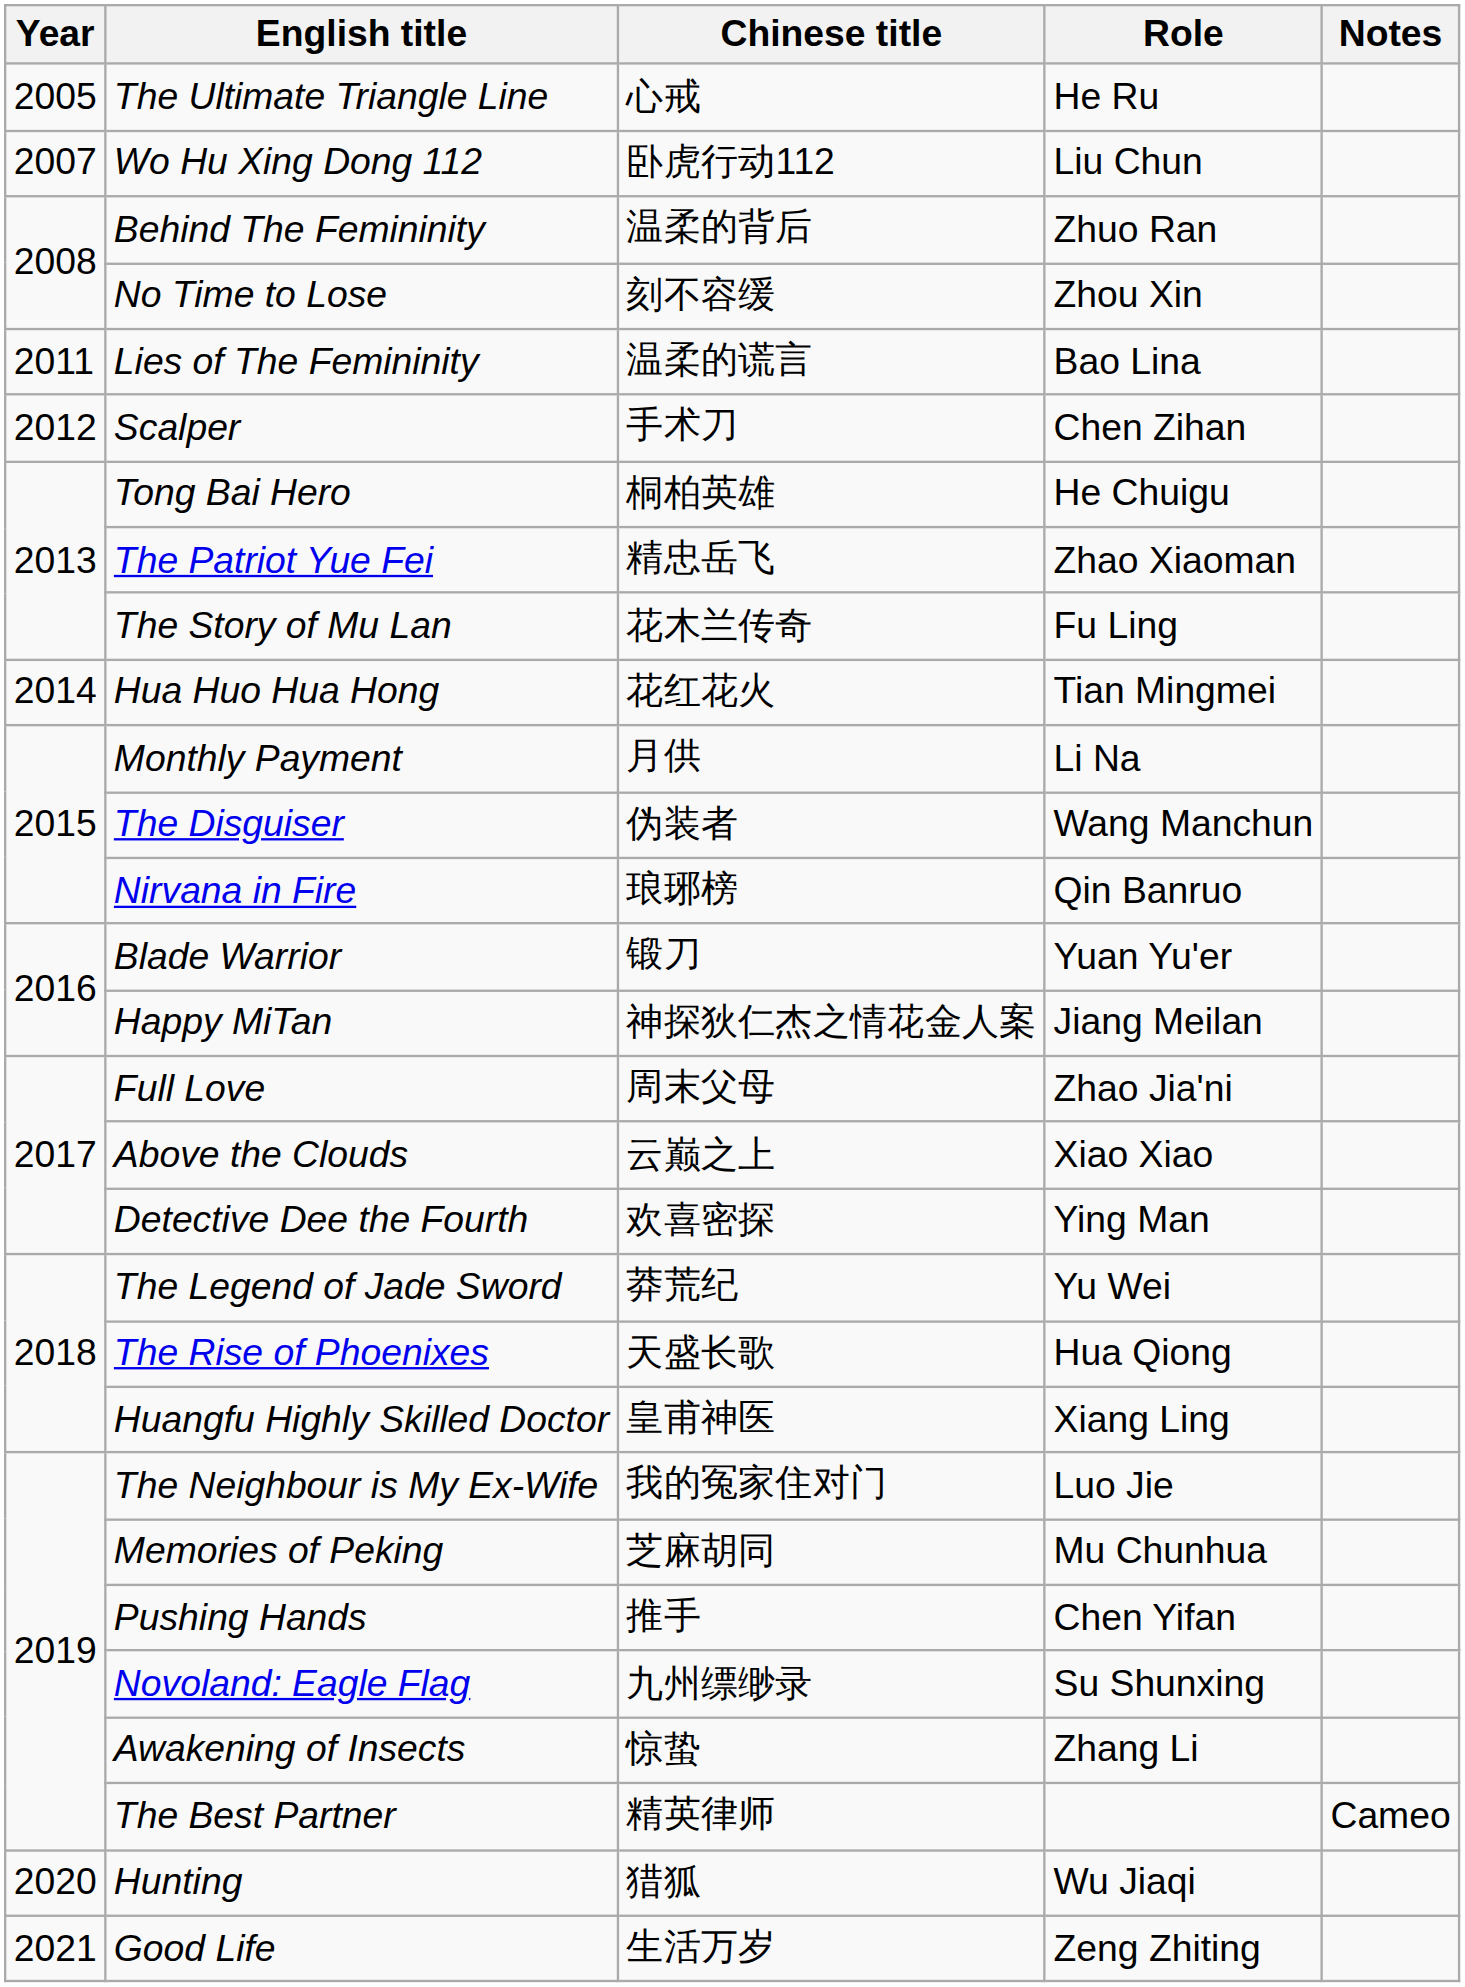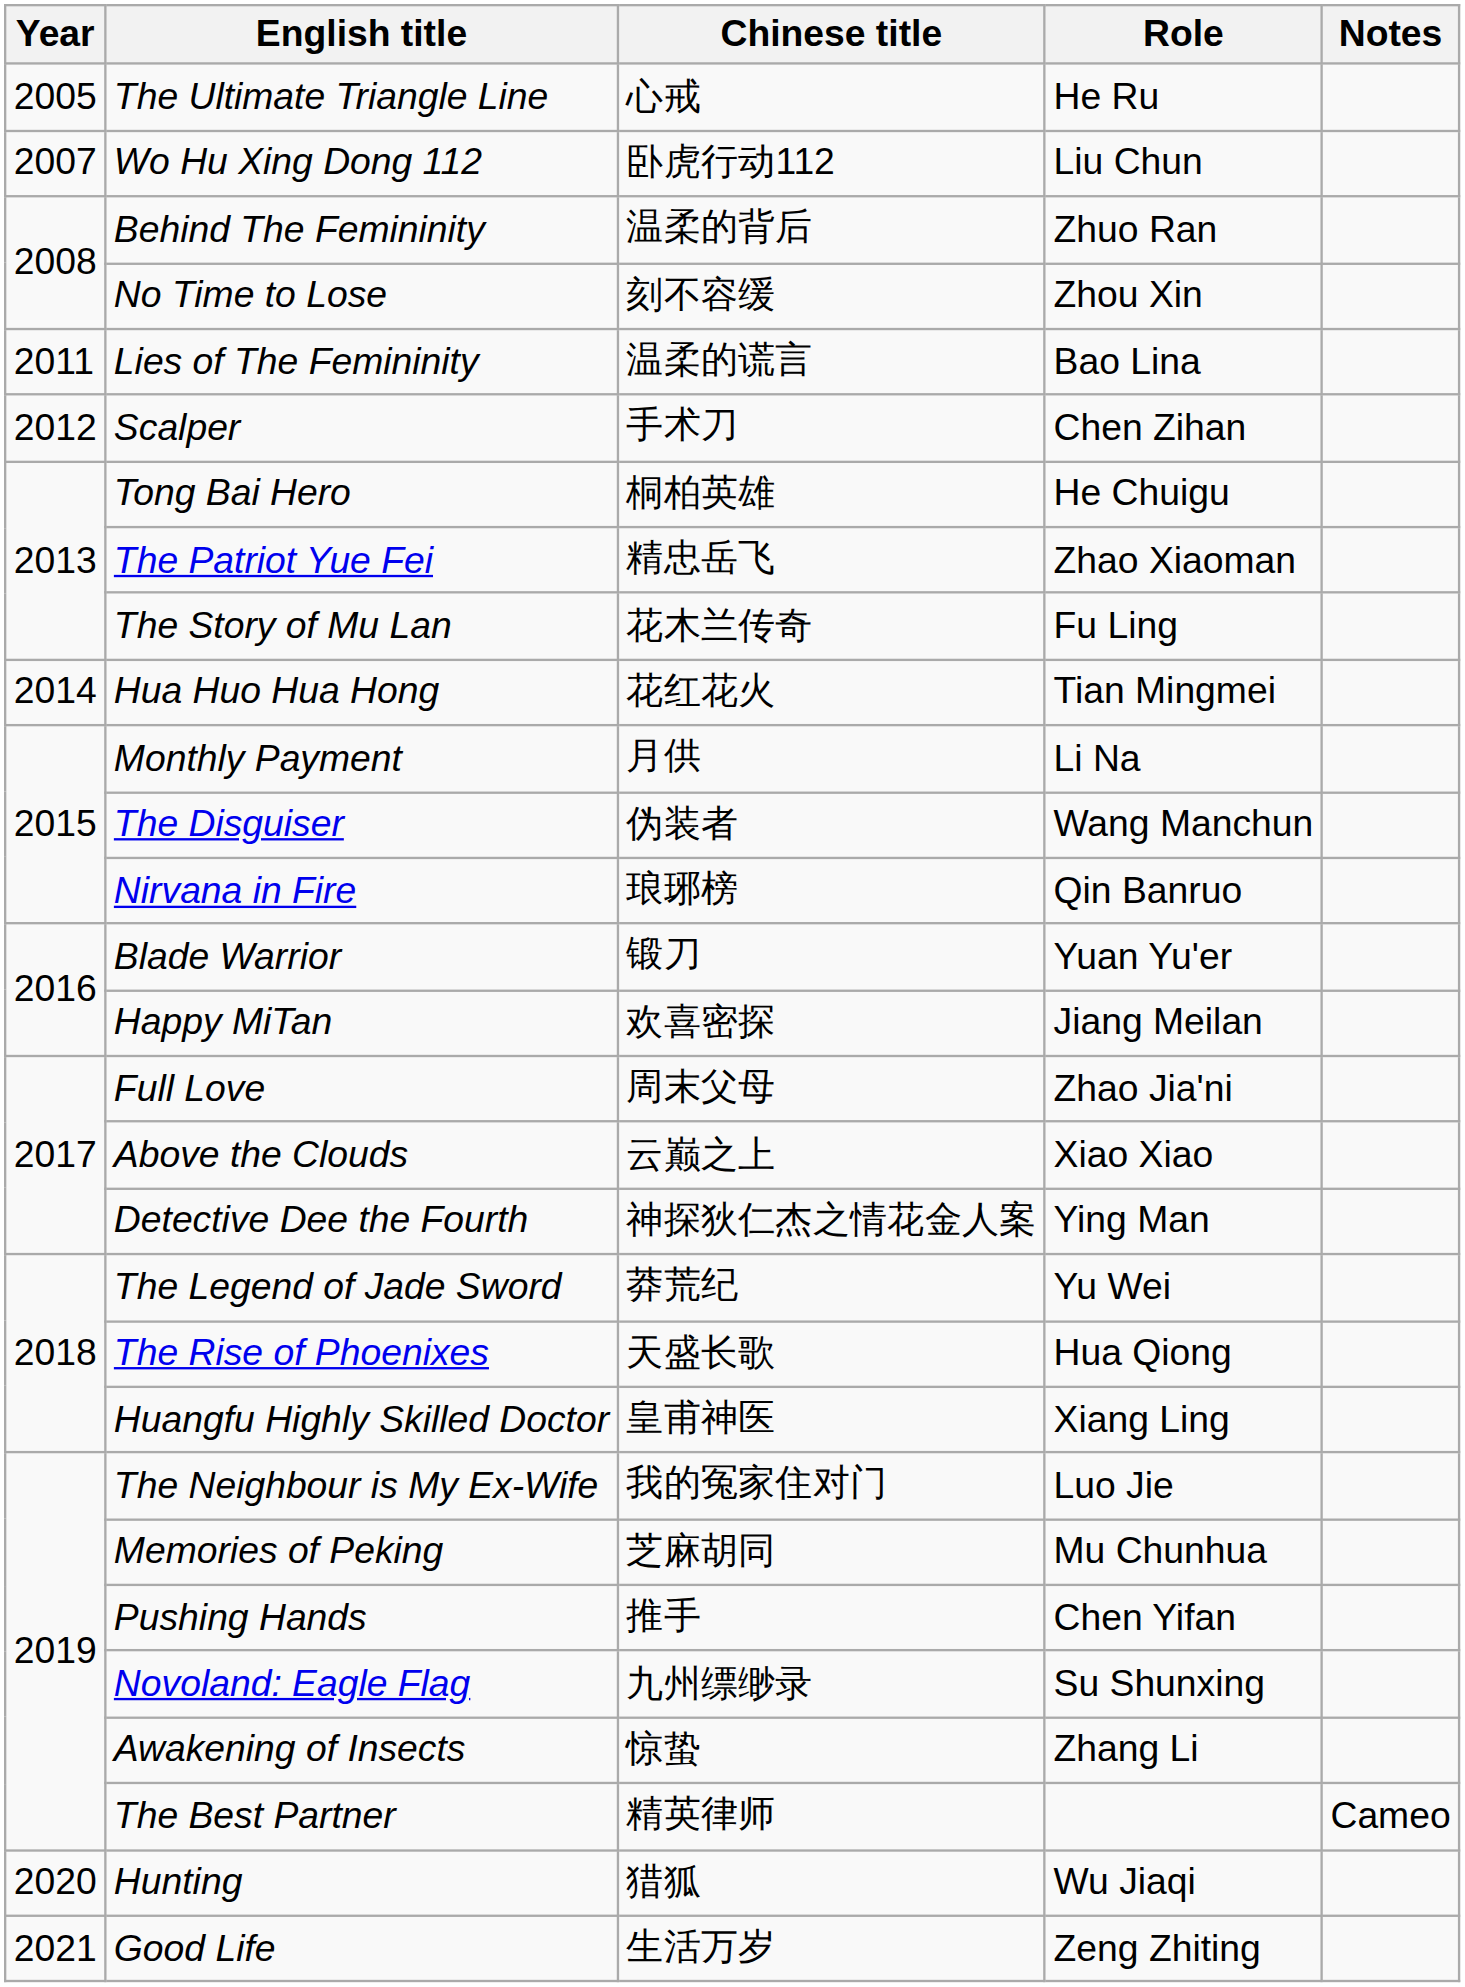(831, 1021) 神探狄仁杰之情花金人案 -> (701, 1021) 欢喜密探
(701, 1219) 欢喜密探 -> (831, 1219) 神探狄仁杰之情花金人案
